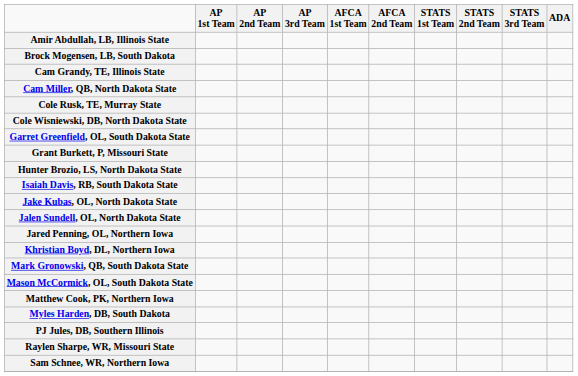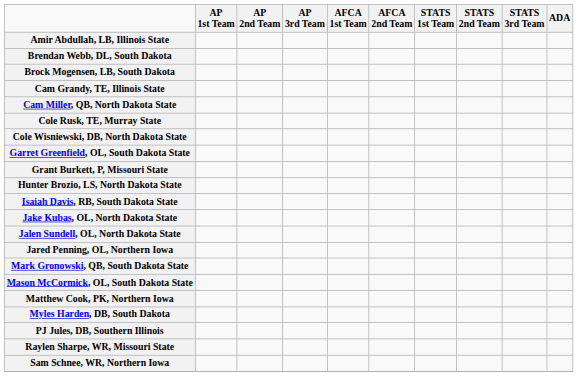+ row: (100, 56)
- row: (100, 250)
